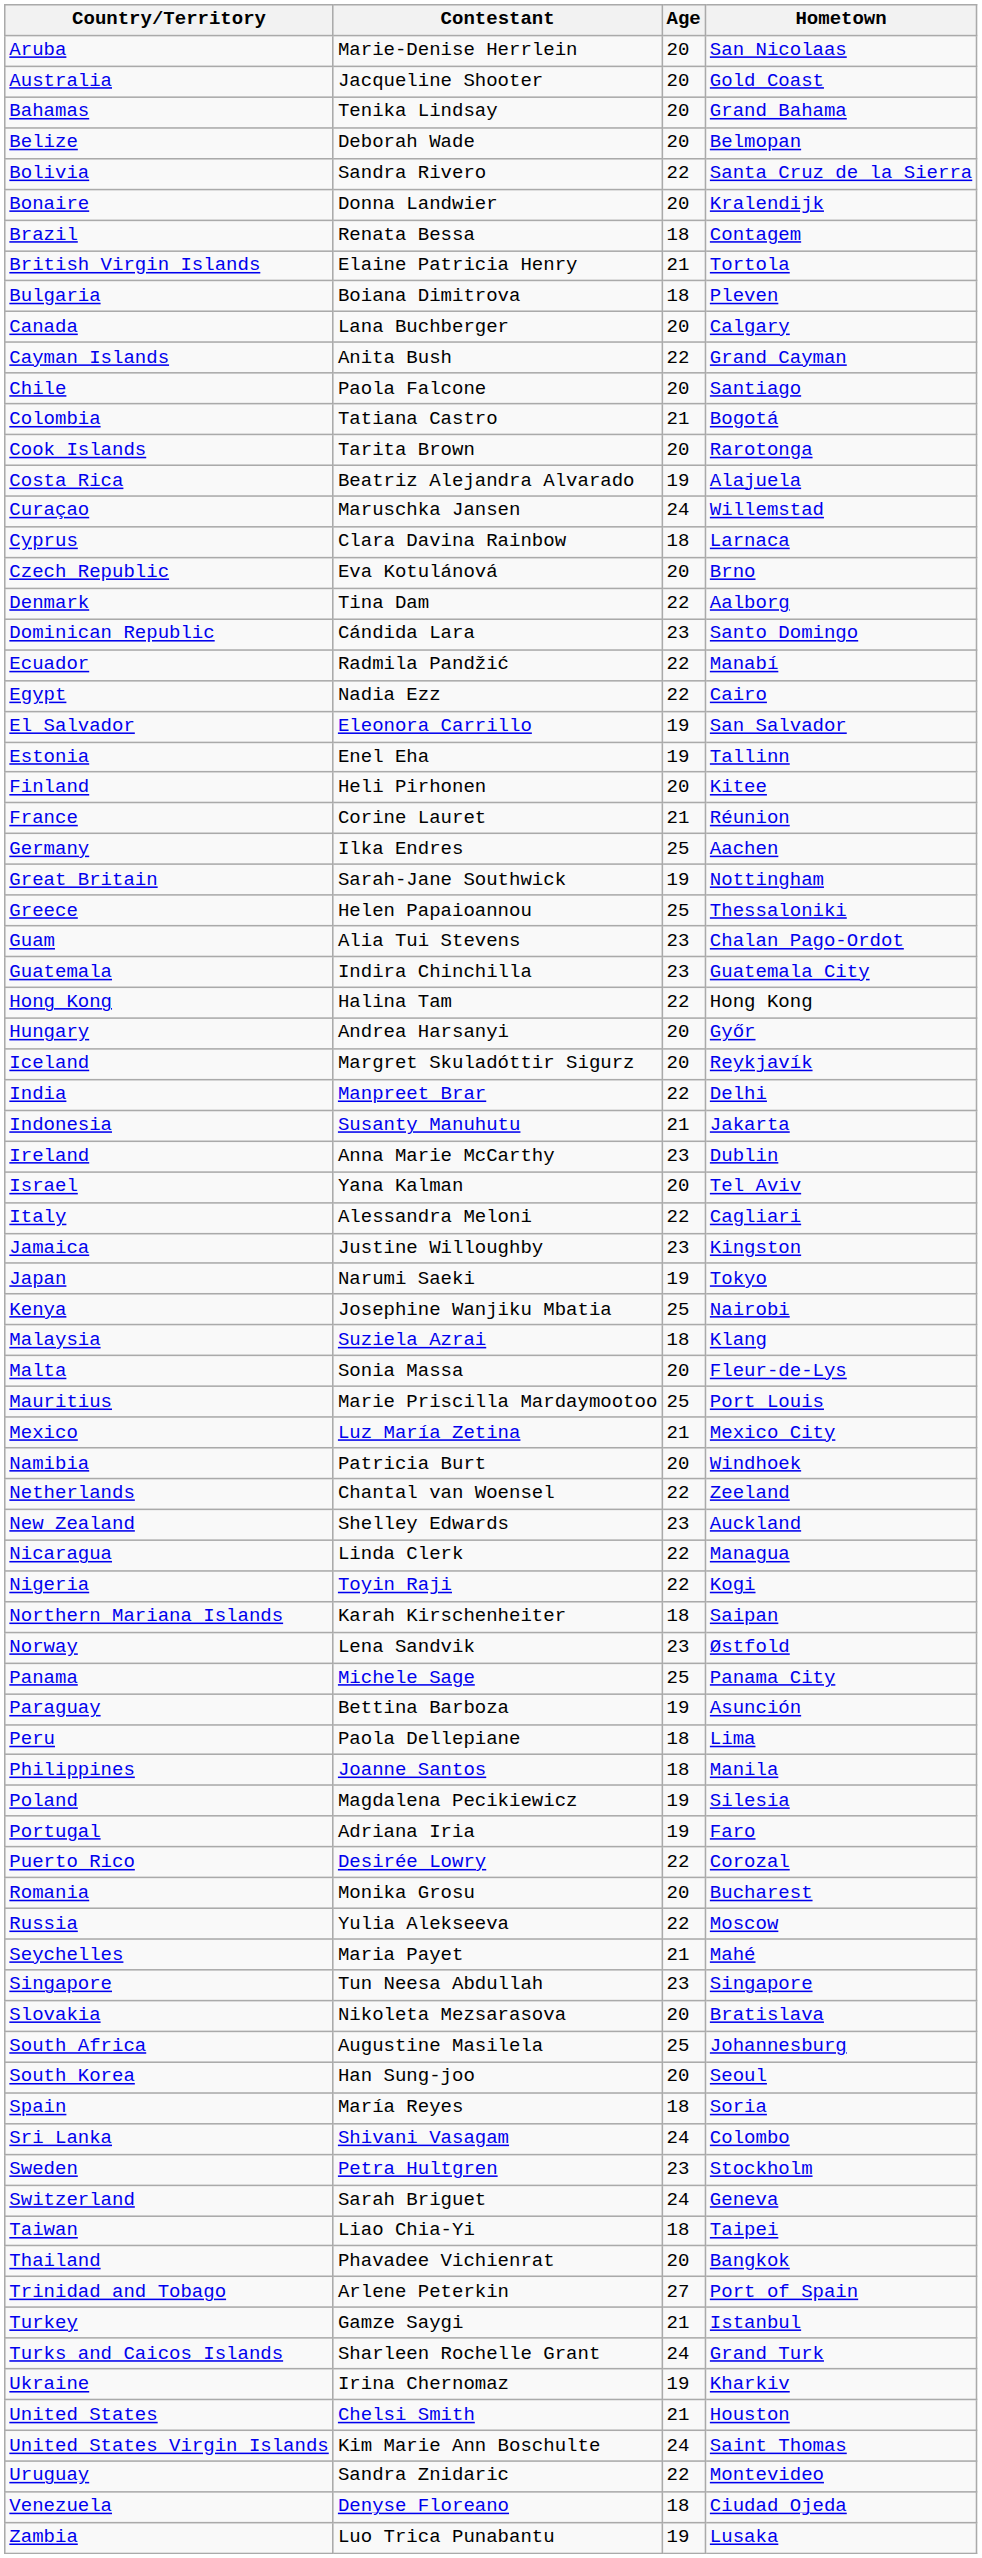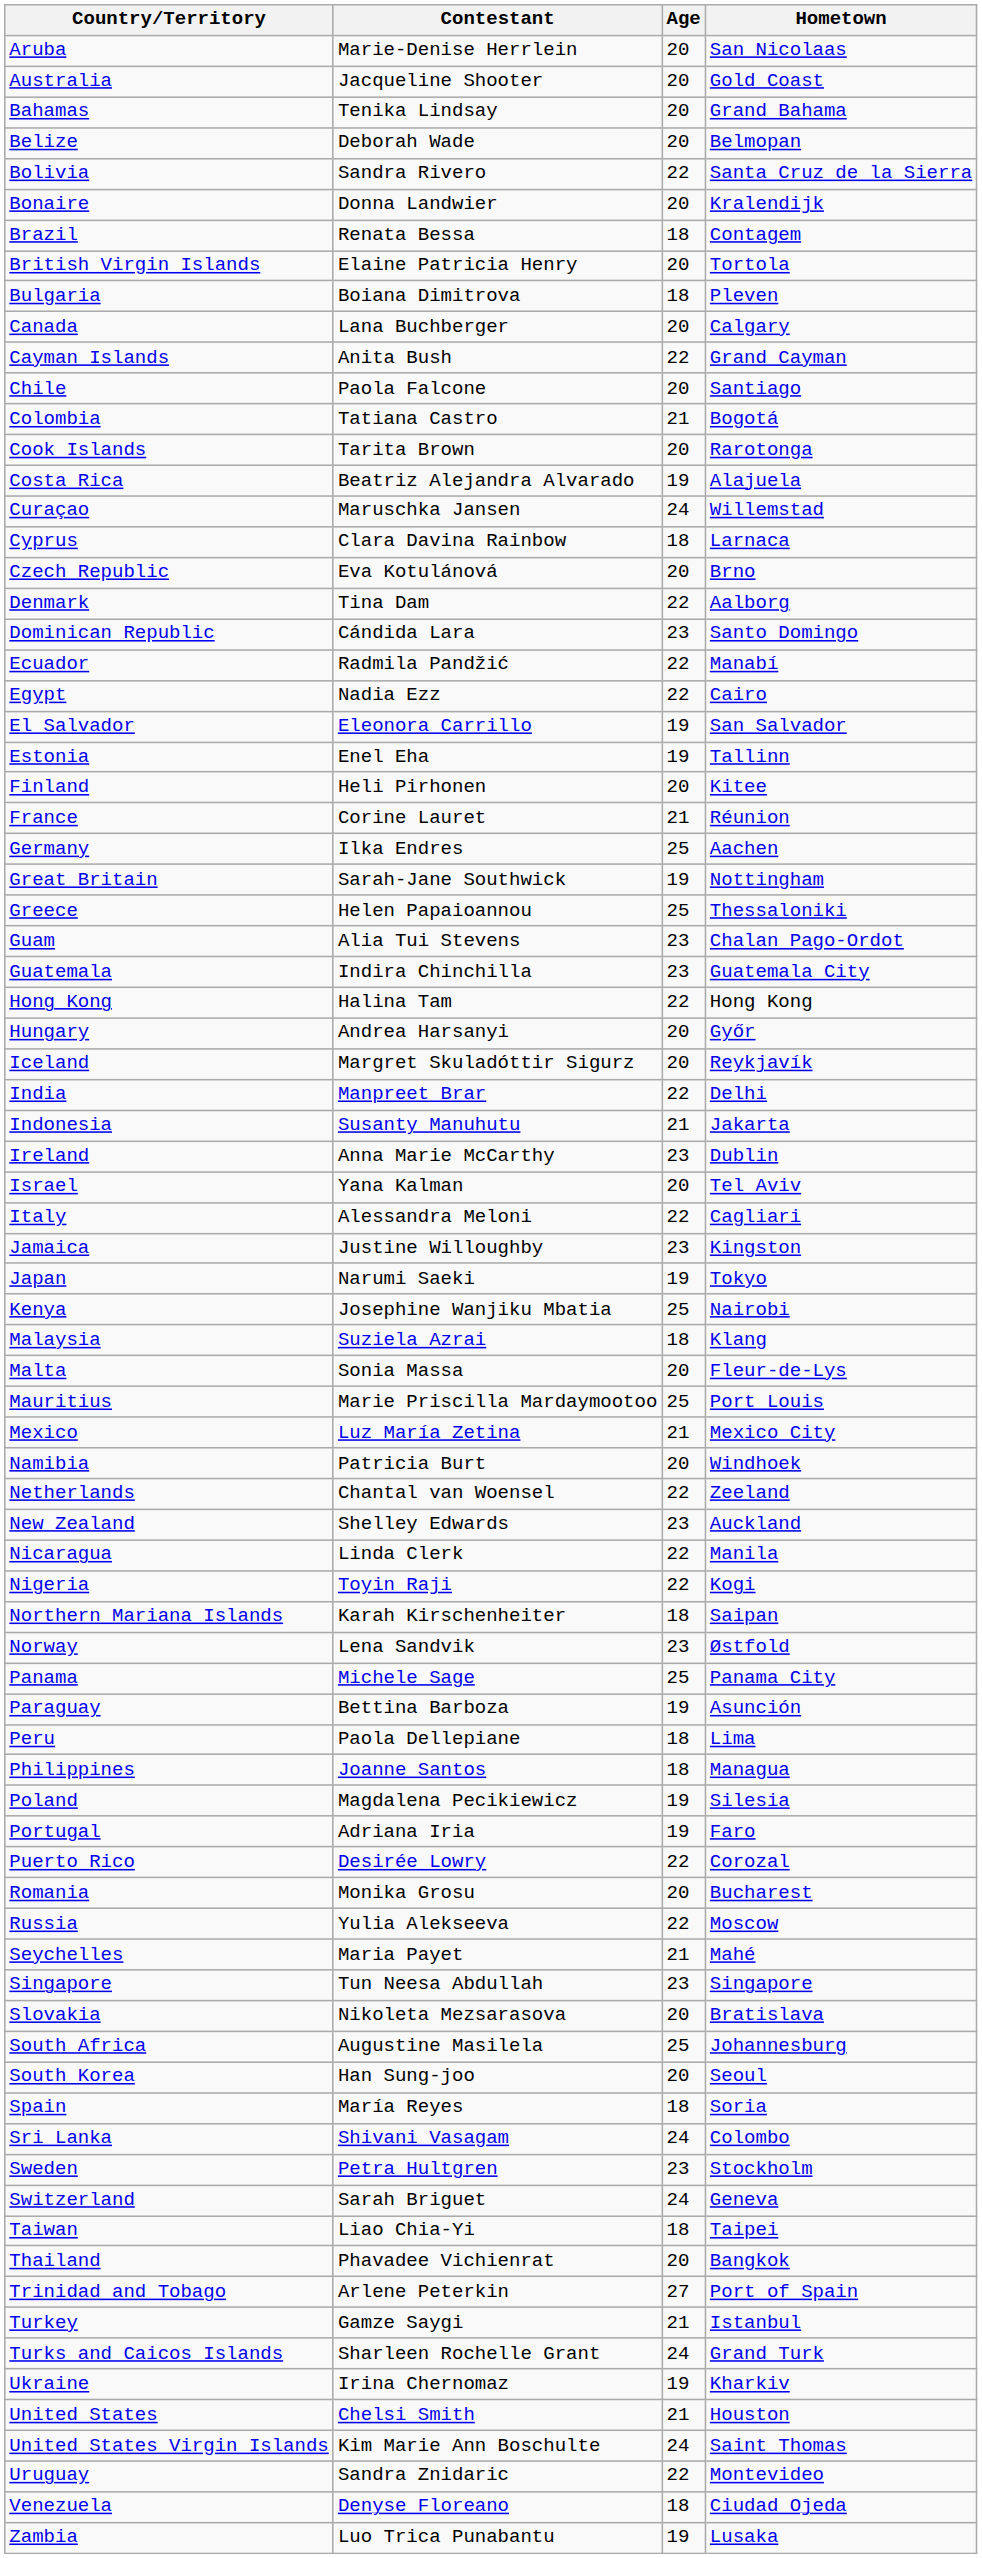(678, 266) 21 -> (678, 266) 20
(750, 1556) Managua -> (744, 1556) Manila
(744, 1771) Manila -> (750, 1771) Managua
